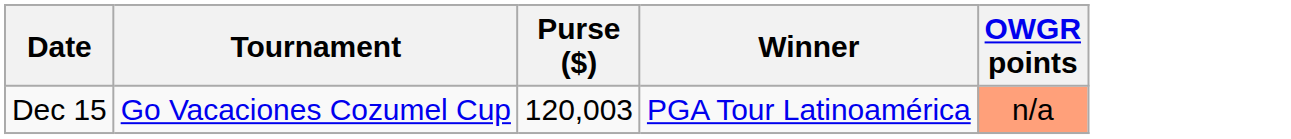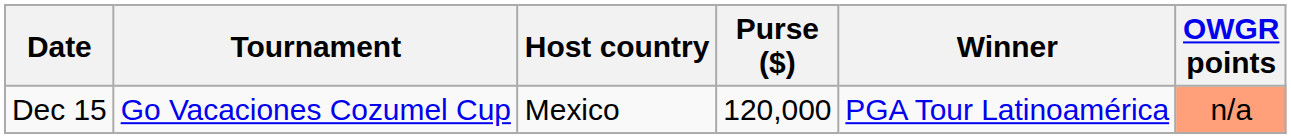+ column: (617, 46)
(579, 110) 120,003 -> (777, 110) 120,000
